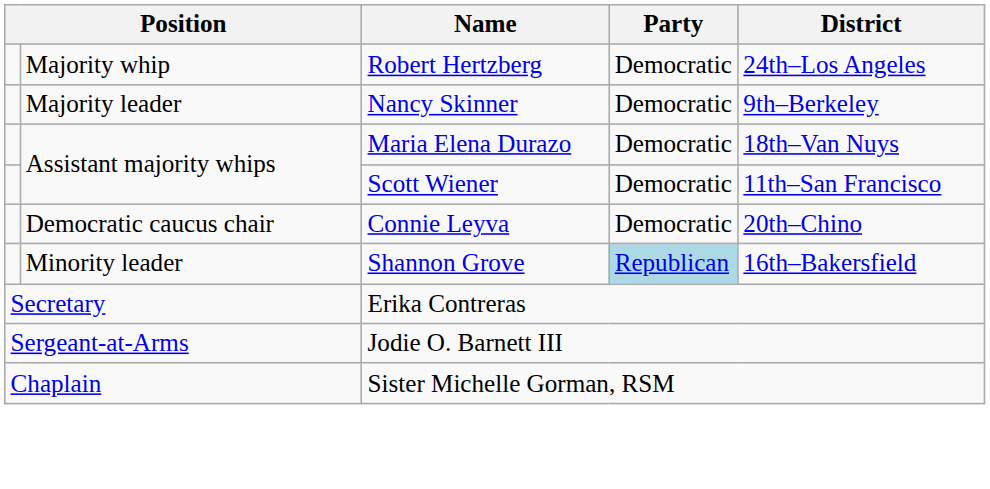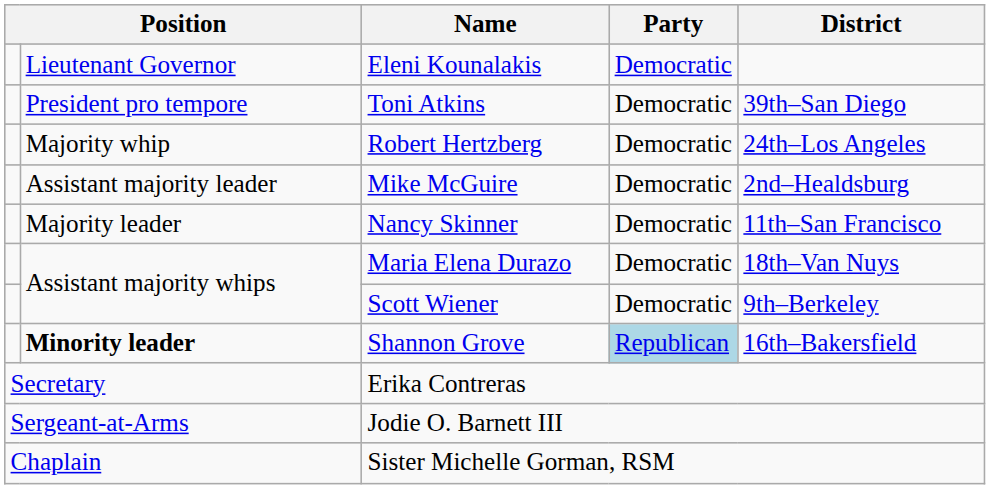+ row: (454, 64)
+ row: (426, 104)
+ row: (443, 183)
(811, 104) 9th–Berkeley -> (842, 223) 11th–San Francisco
(842, 183) 11th–San Francisco -> (811, 303) 9th–Berkeley
- row: (438, 223)
(104, 263) normal -> (110, 343) bold
